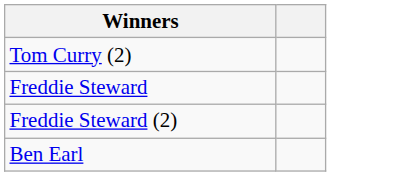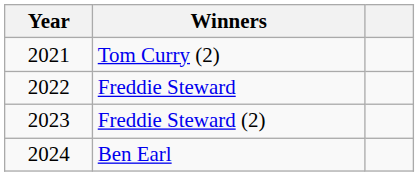+ column: (49, 21)
